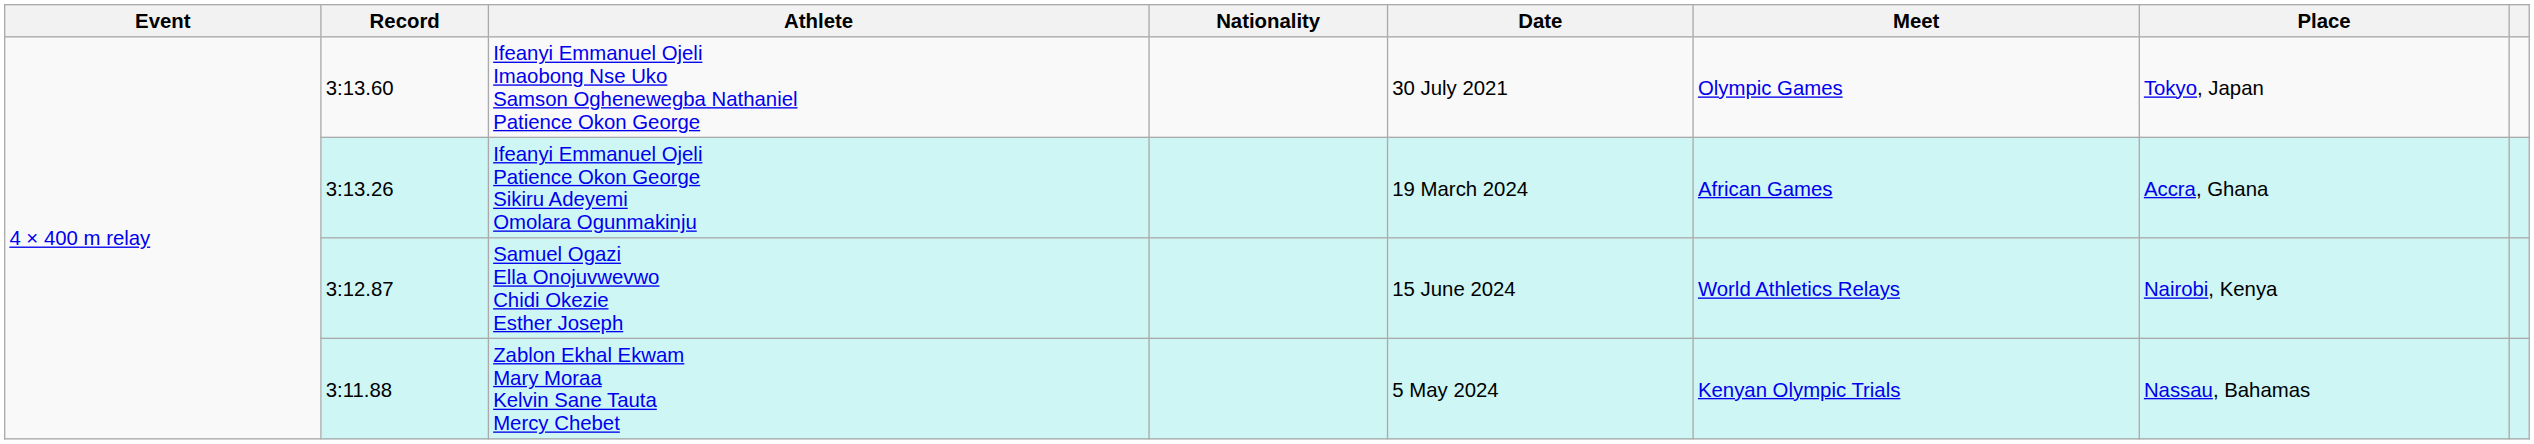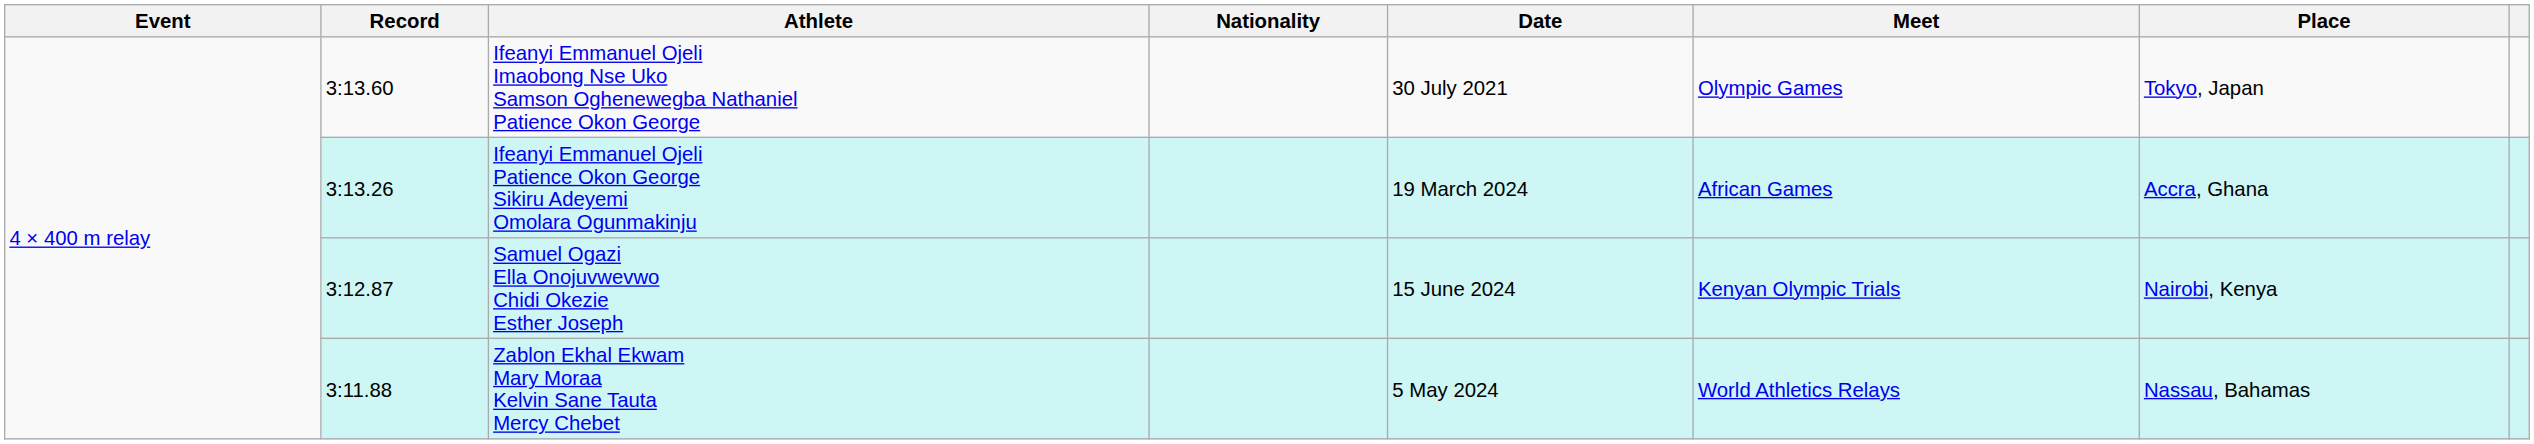(1799, 289) World Athletics Relays -> (1799, 289) Kenyan Olympic Trials
(1799, 389) Kenyan Olympic Trials -> (1799, 389) World Athletics Relays
